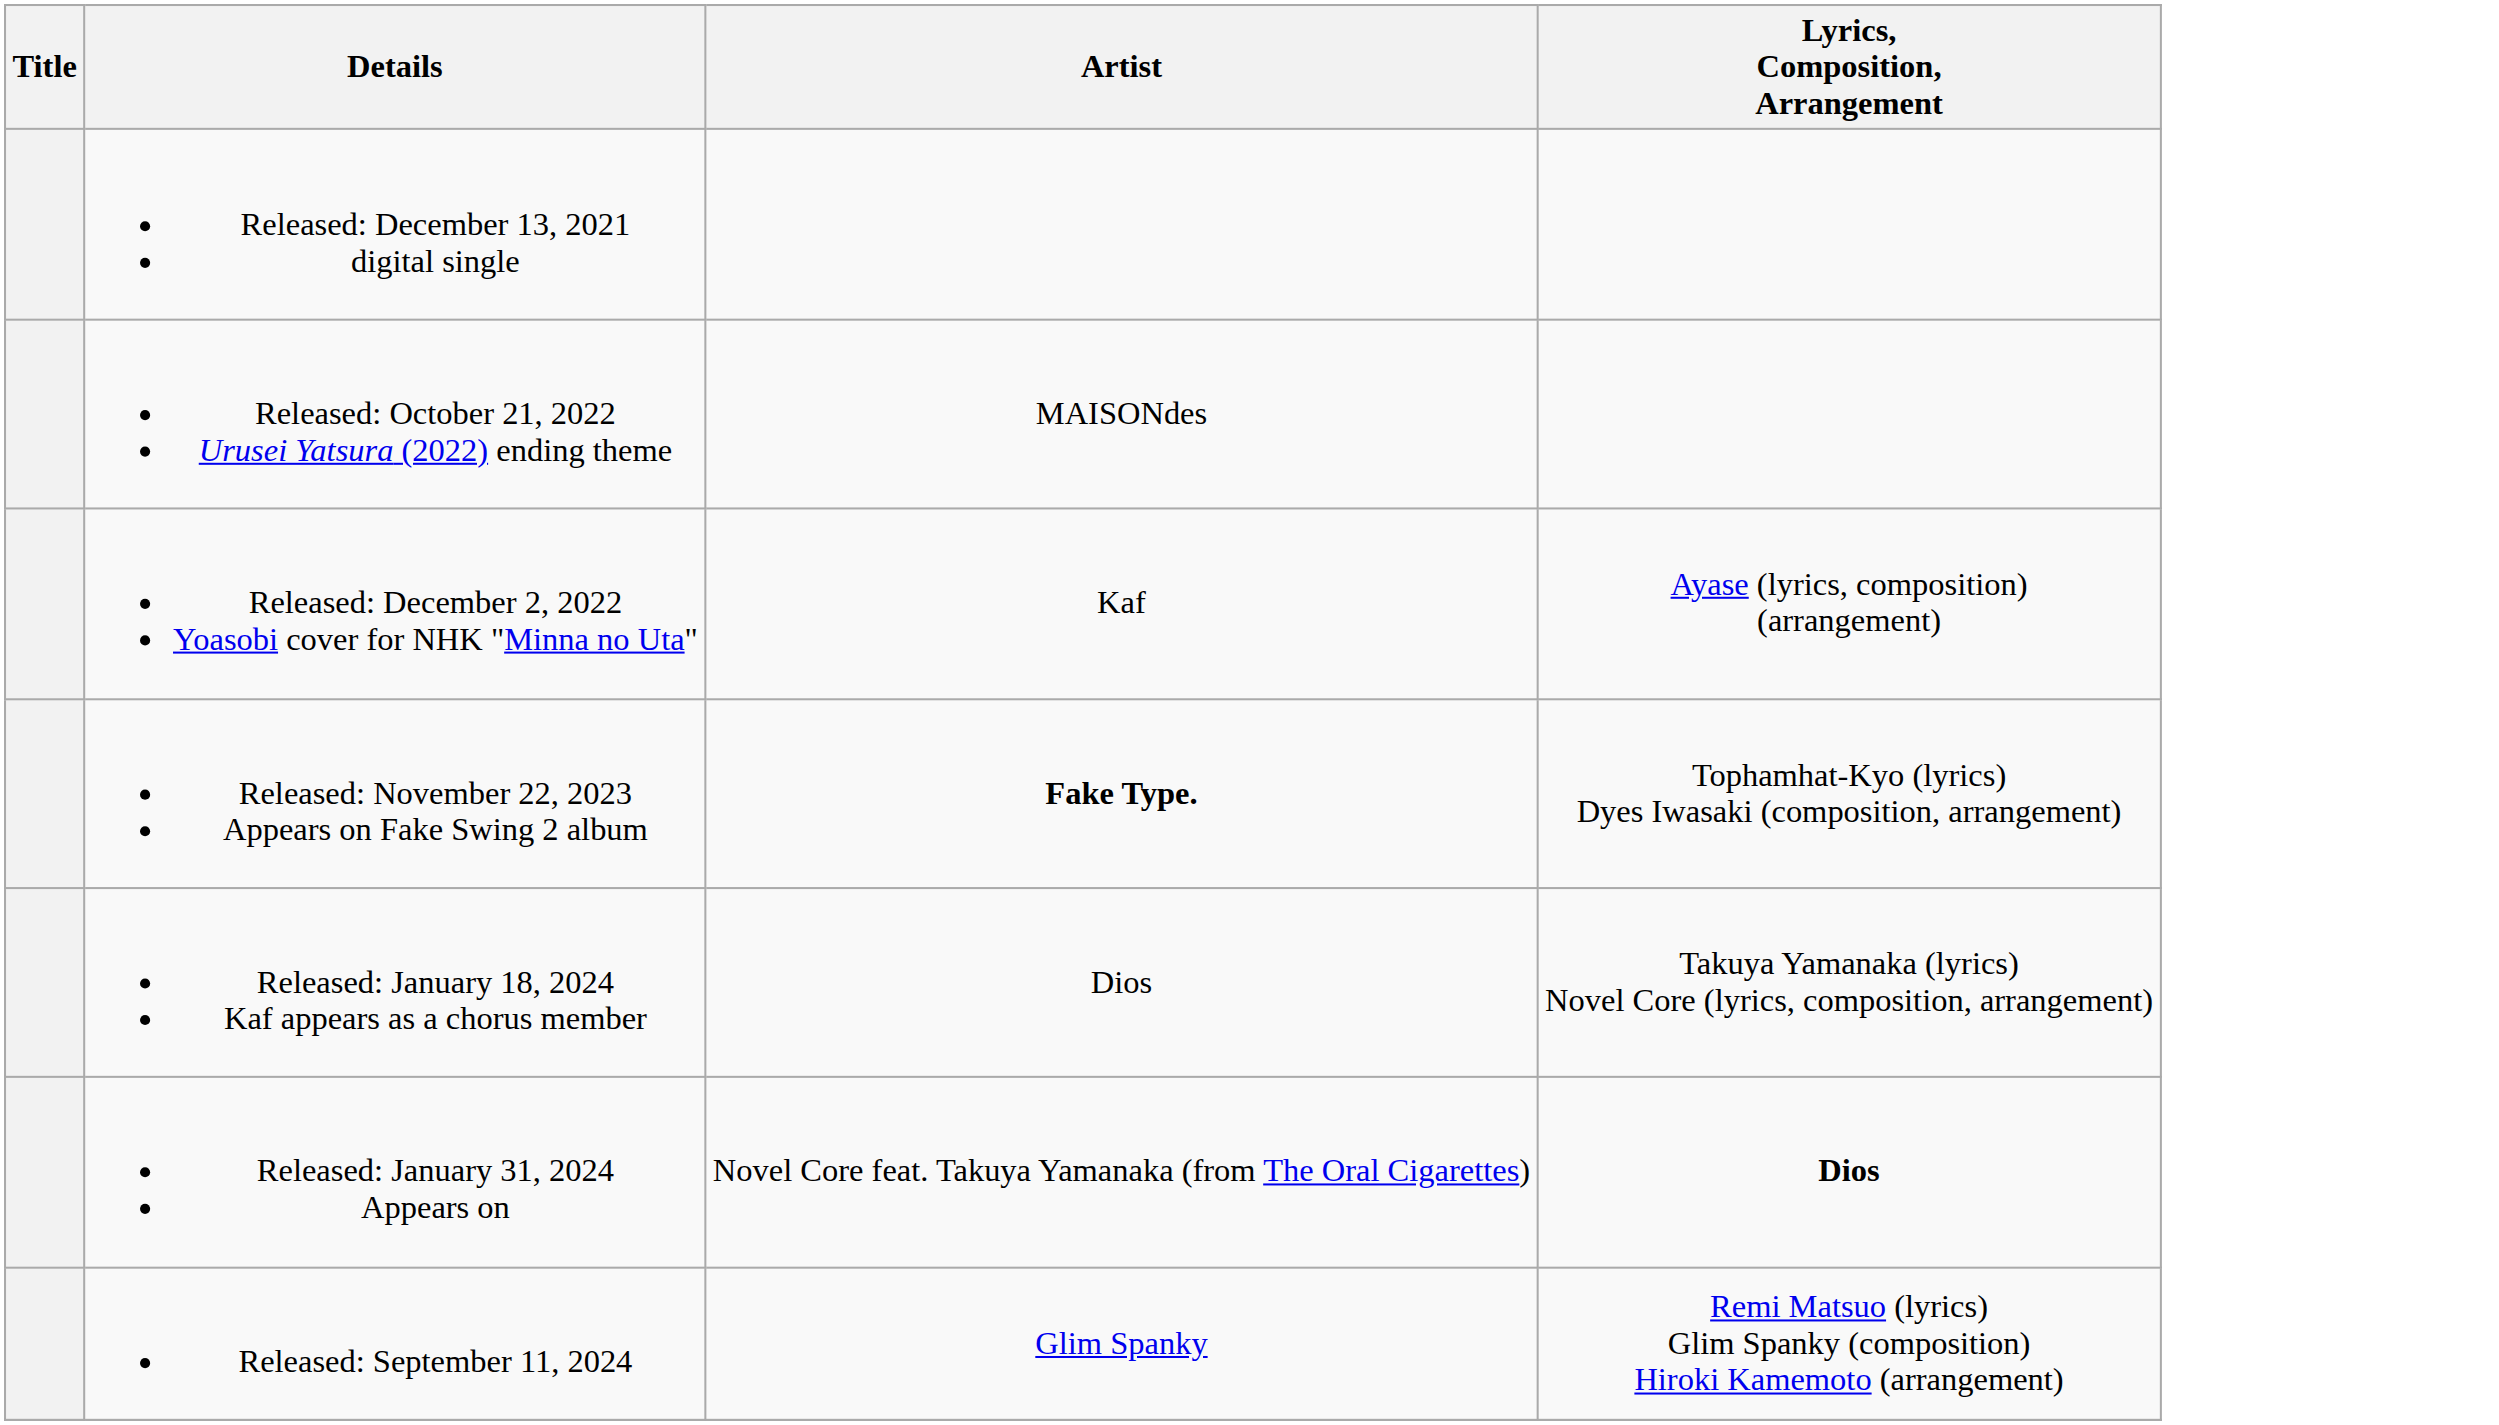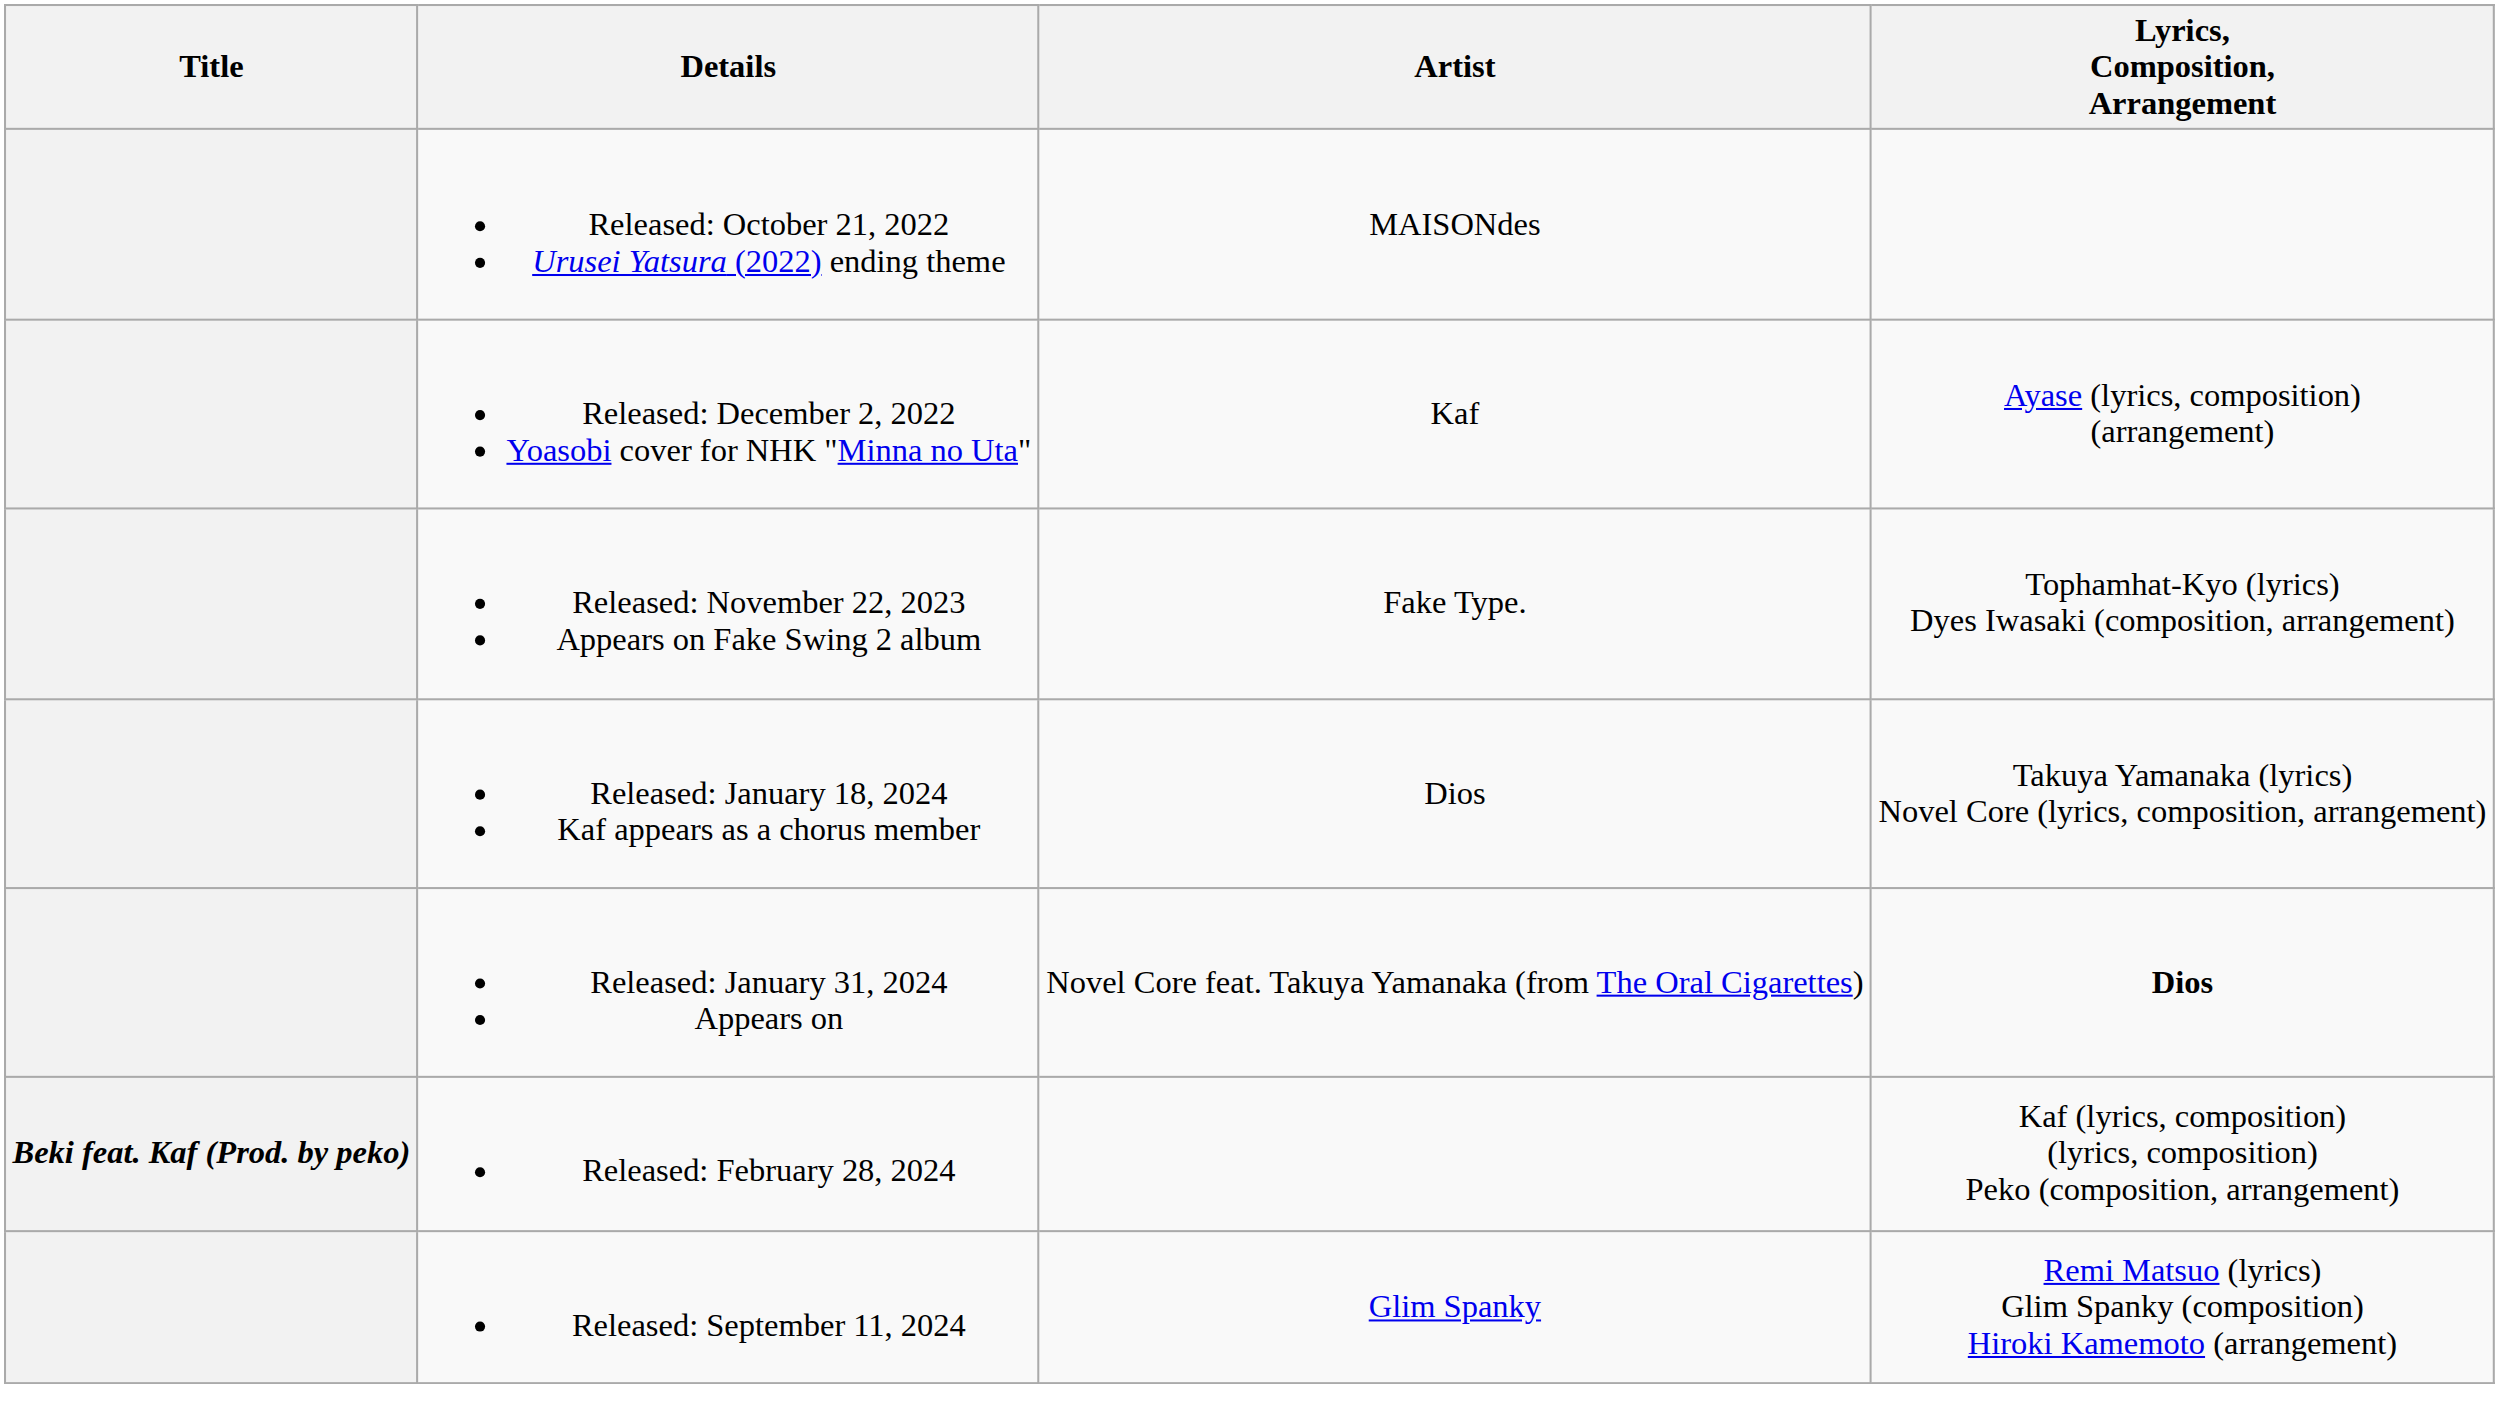- row: (395, 243)
(1121, 792) bold -> (1455, 602) normal
+ row: (728, 1172)
